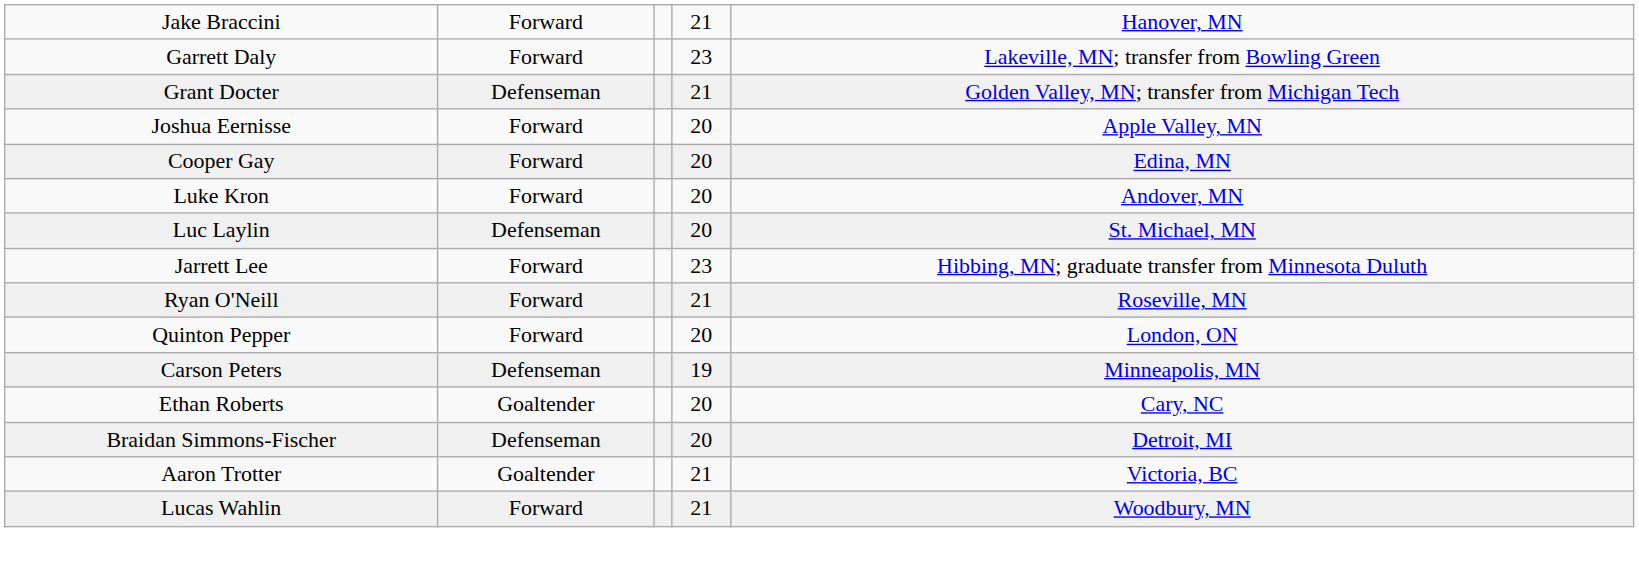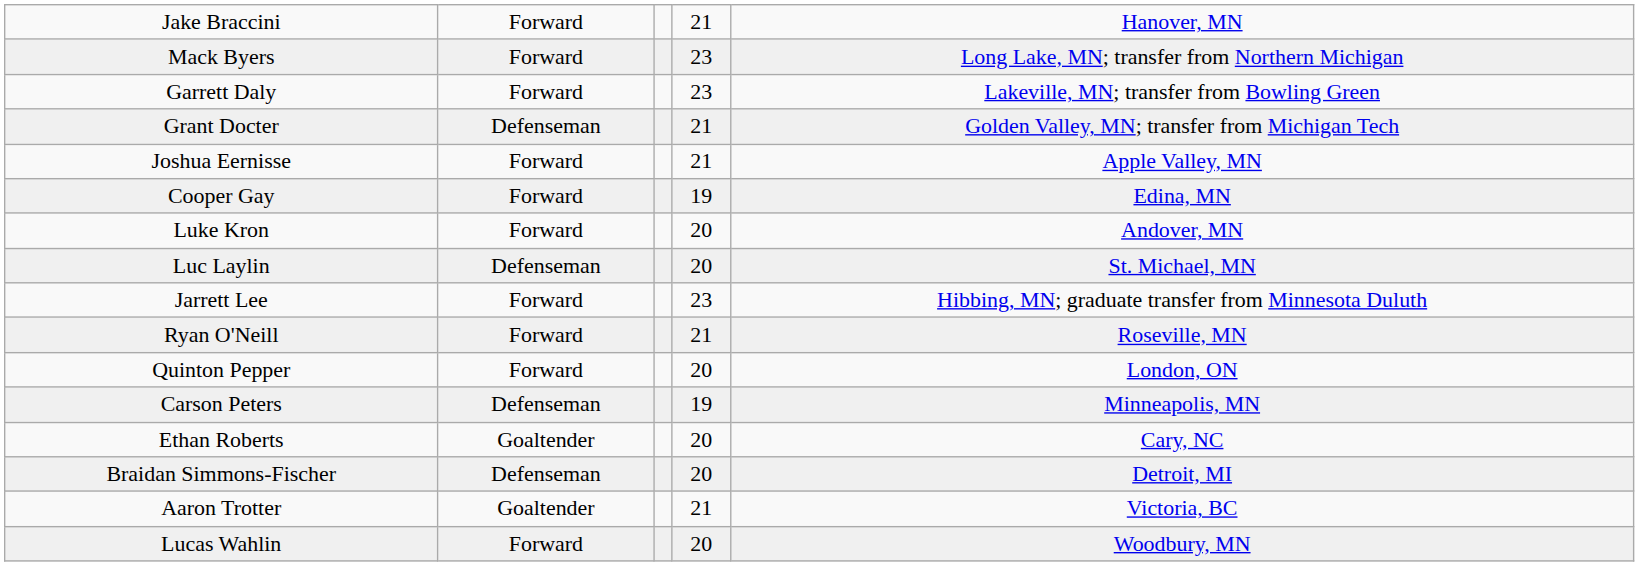+ row: (221, 56)
(701, 126) 20 -> (701, 160) 21
(701, 160) 20 -> (701, 195) 19
(701, 508) 21 -> (701, 543) 20
